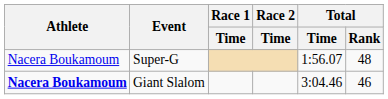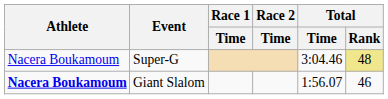(322, 60) 1:56.07 -> (322, 60) 3:04.46
(364, 60) no background -> (364, 60) khaki background
(322, 83) 3:04.46 -> (322, 83) 1:56.07
